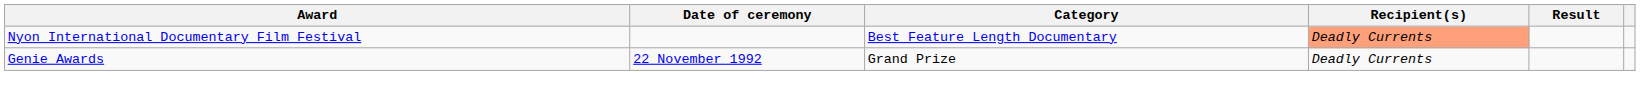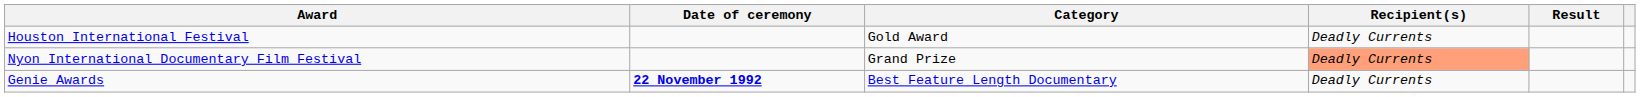+ row: (128, 37)
(992, 37) Best Feature Length Documentary -> (912, 59) Grand Prize
(697, 59) normal -> (697, 81) bold
(912, 59) Grand Prize -> (992, 81) Best Feature Length Documentary
